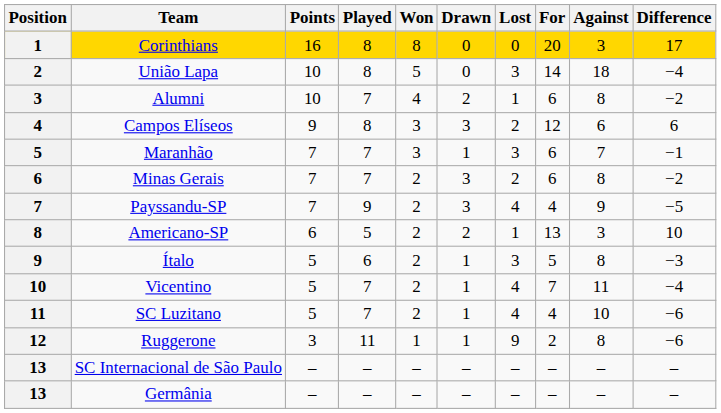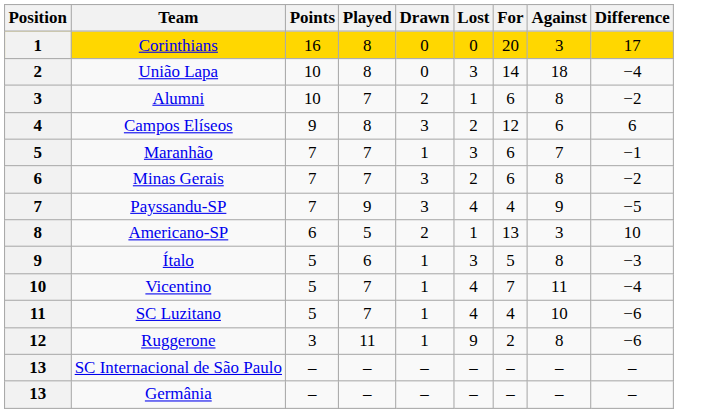- column: (417, 17)
